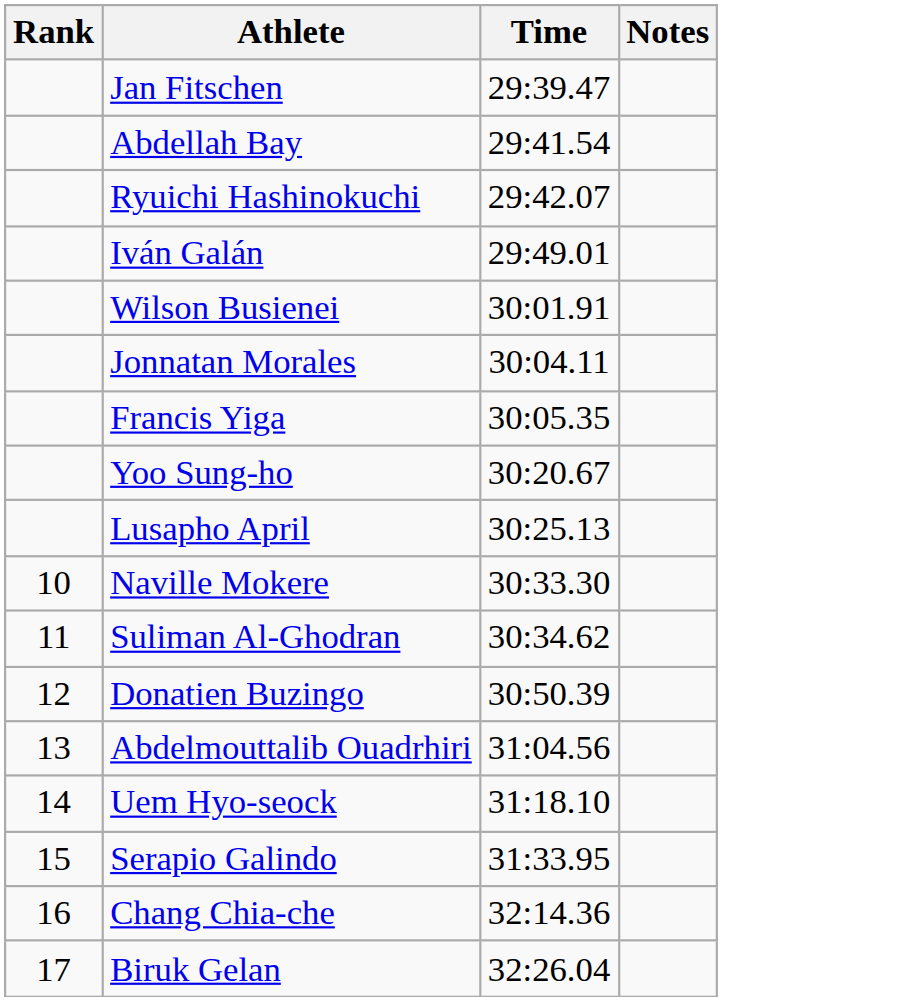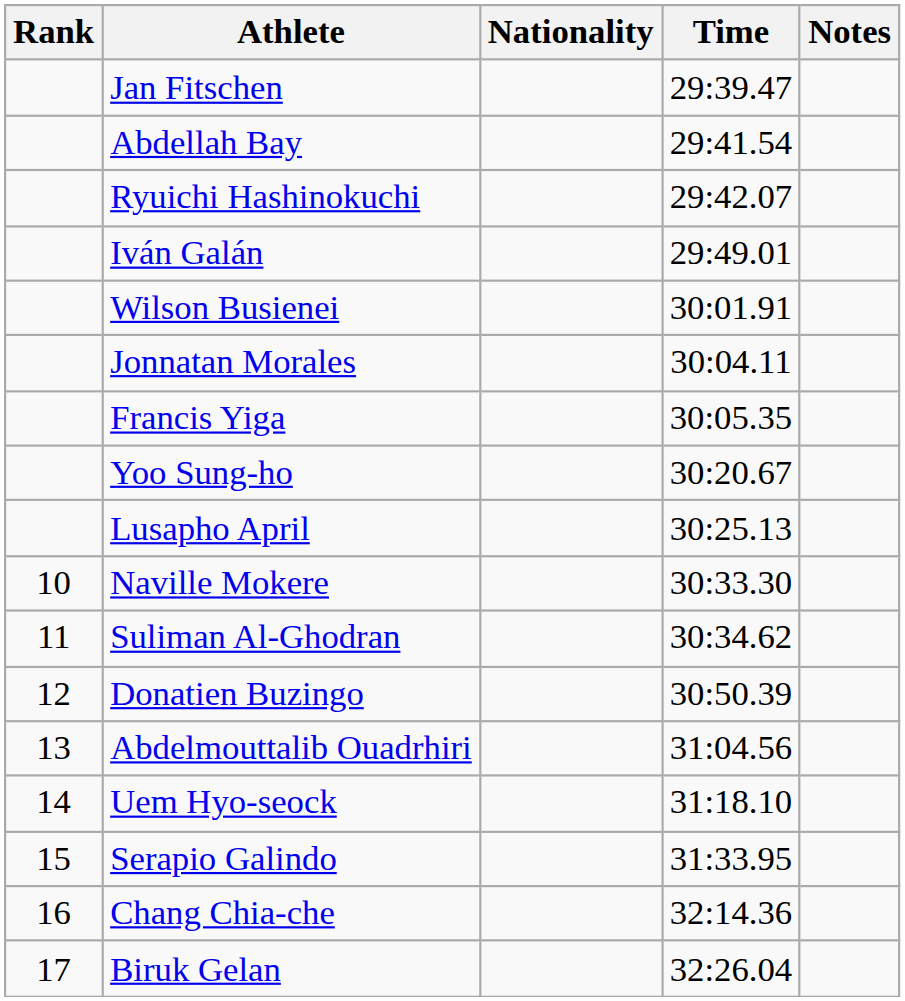+ column: (571, 32)
